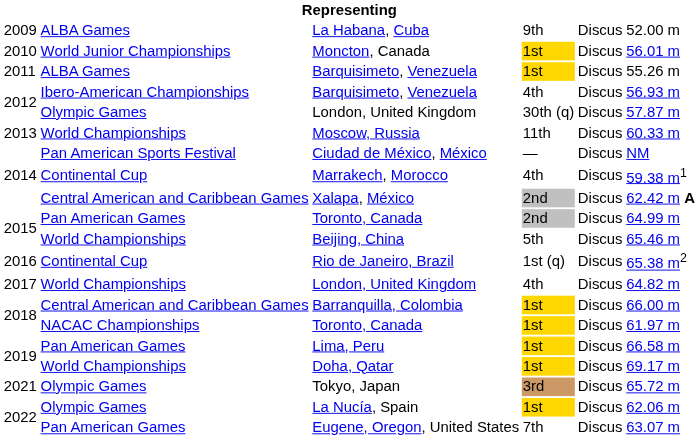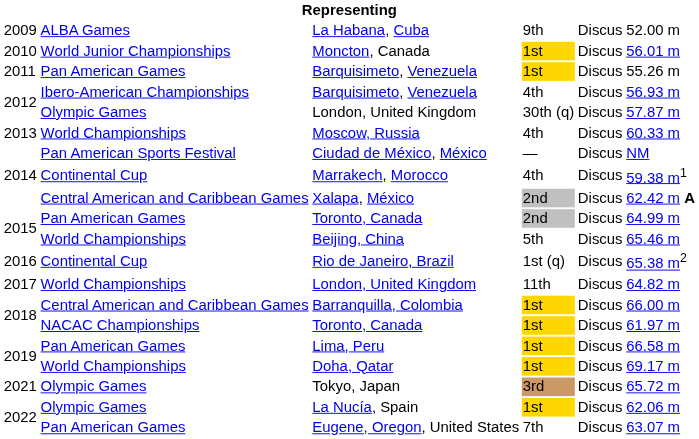(85, 71) ALBA Games -> (113, 71) Pan American Games
(537, 132) 11th -> (533, 132) 4th
(533, 284) 4th -> (537, 284) 11th
